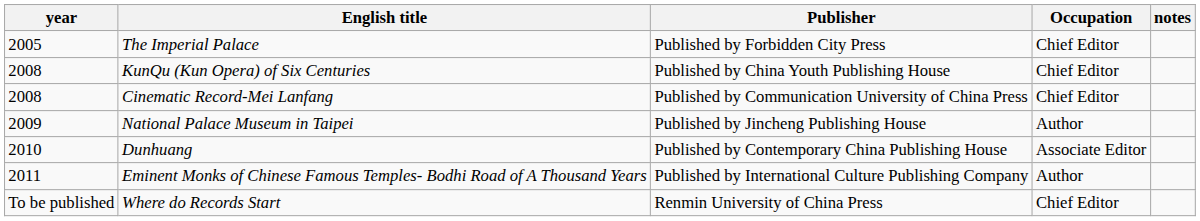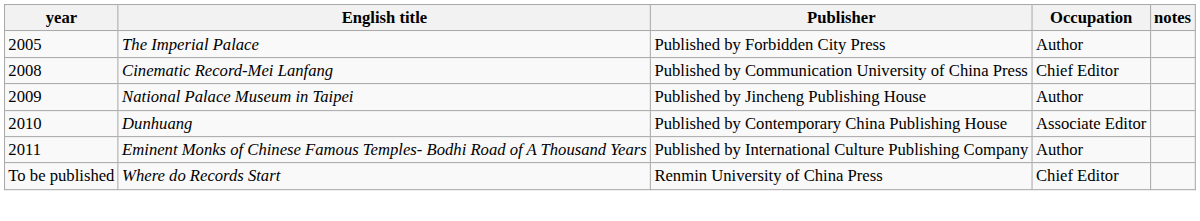(1077, 44) Chief Editor -> (1060, 44) Author
- row: (246, 70)
